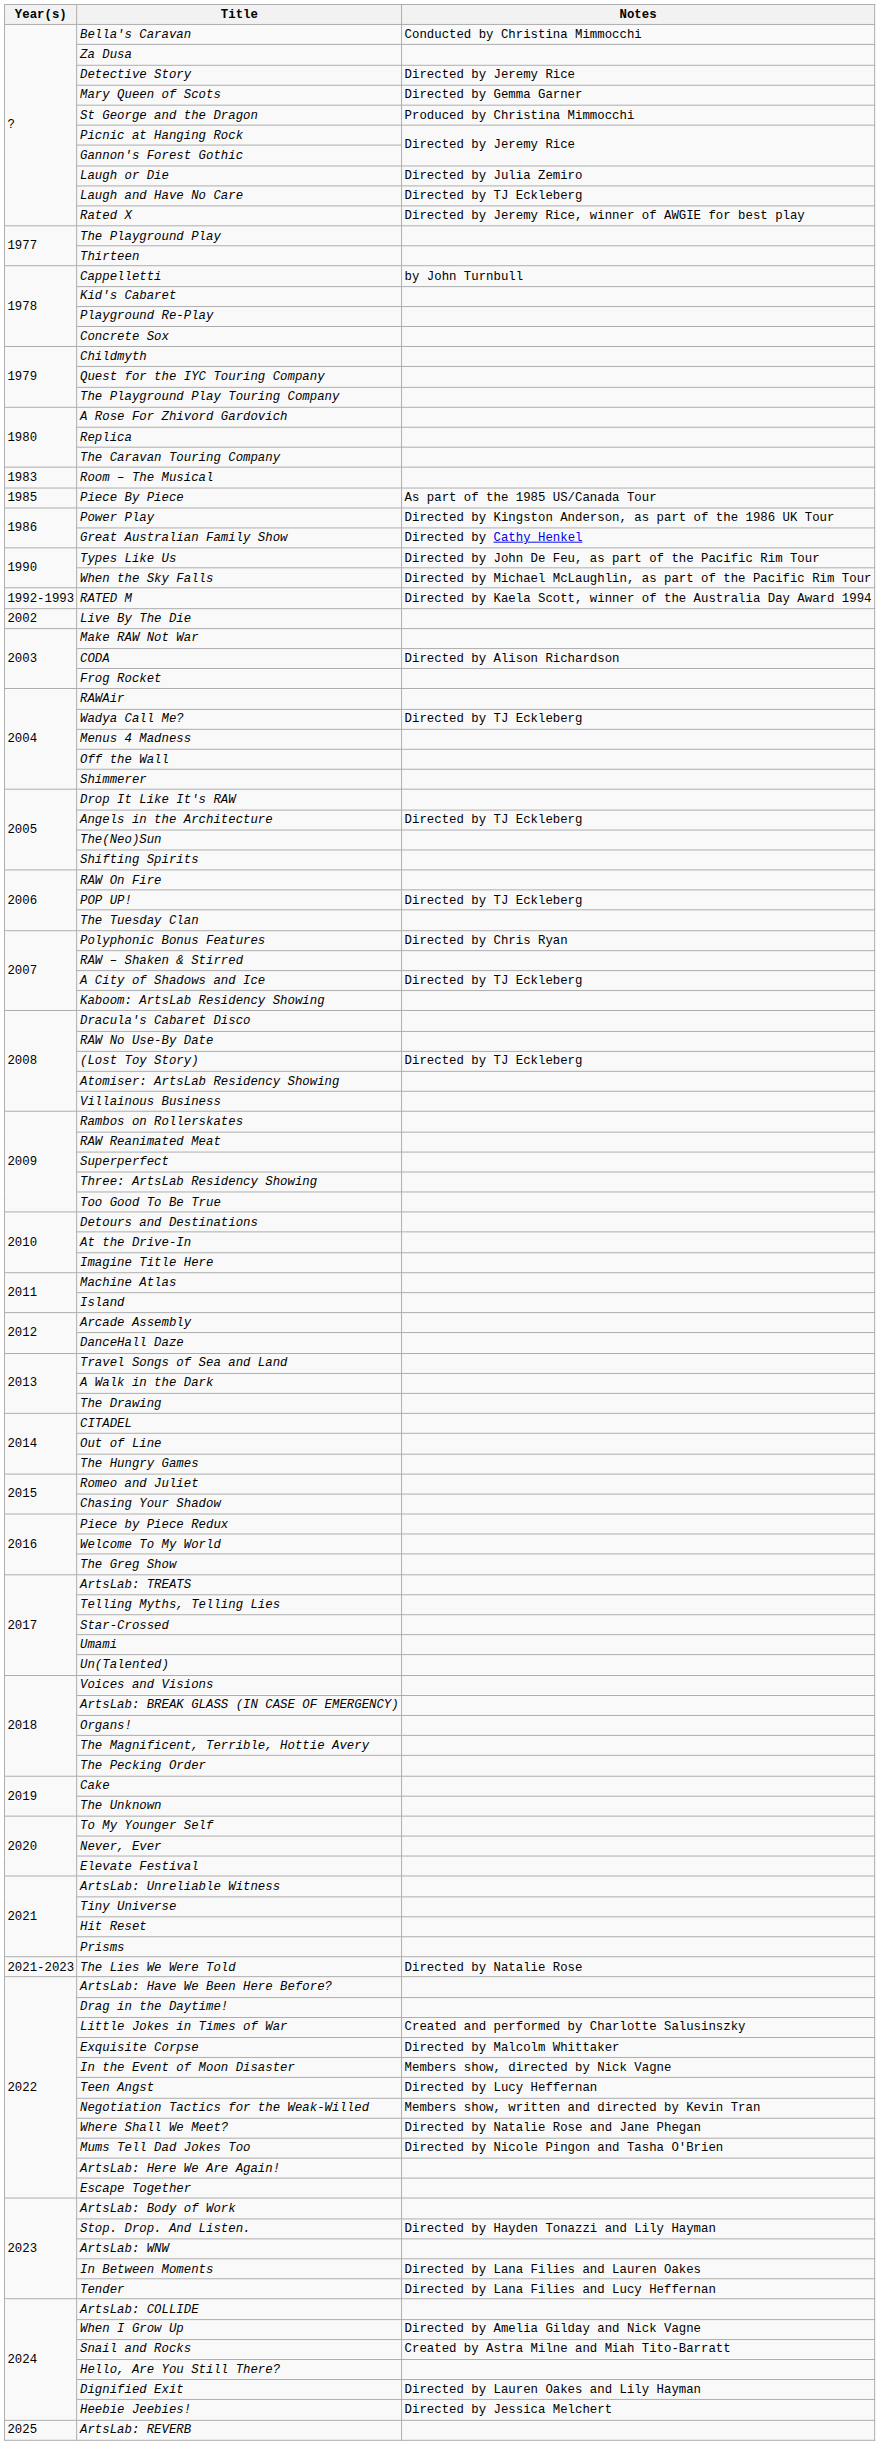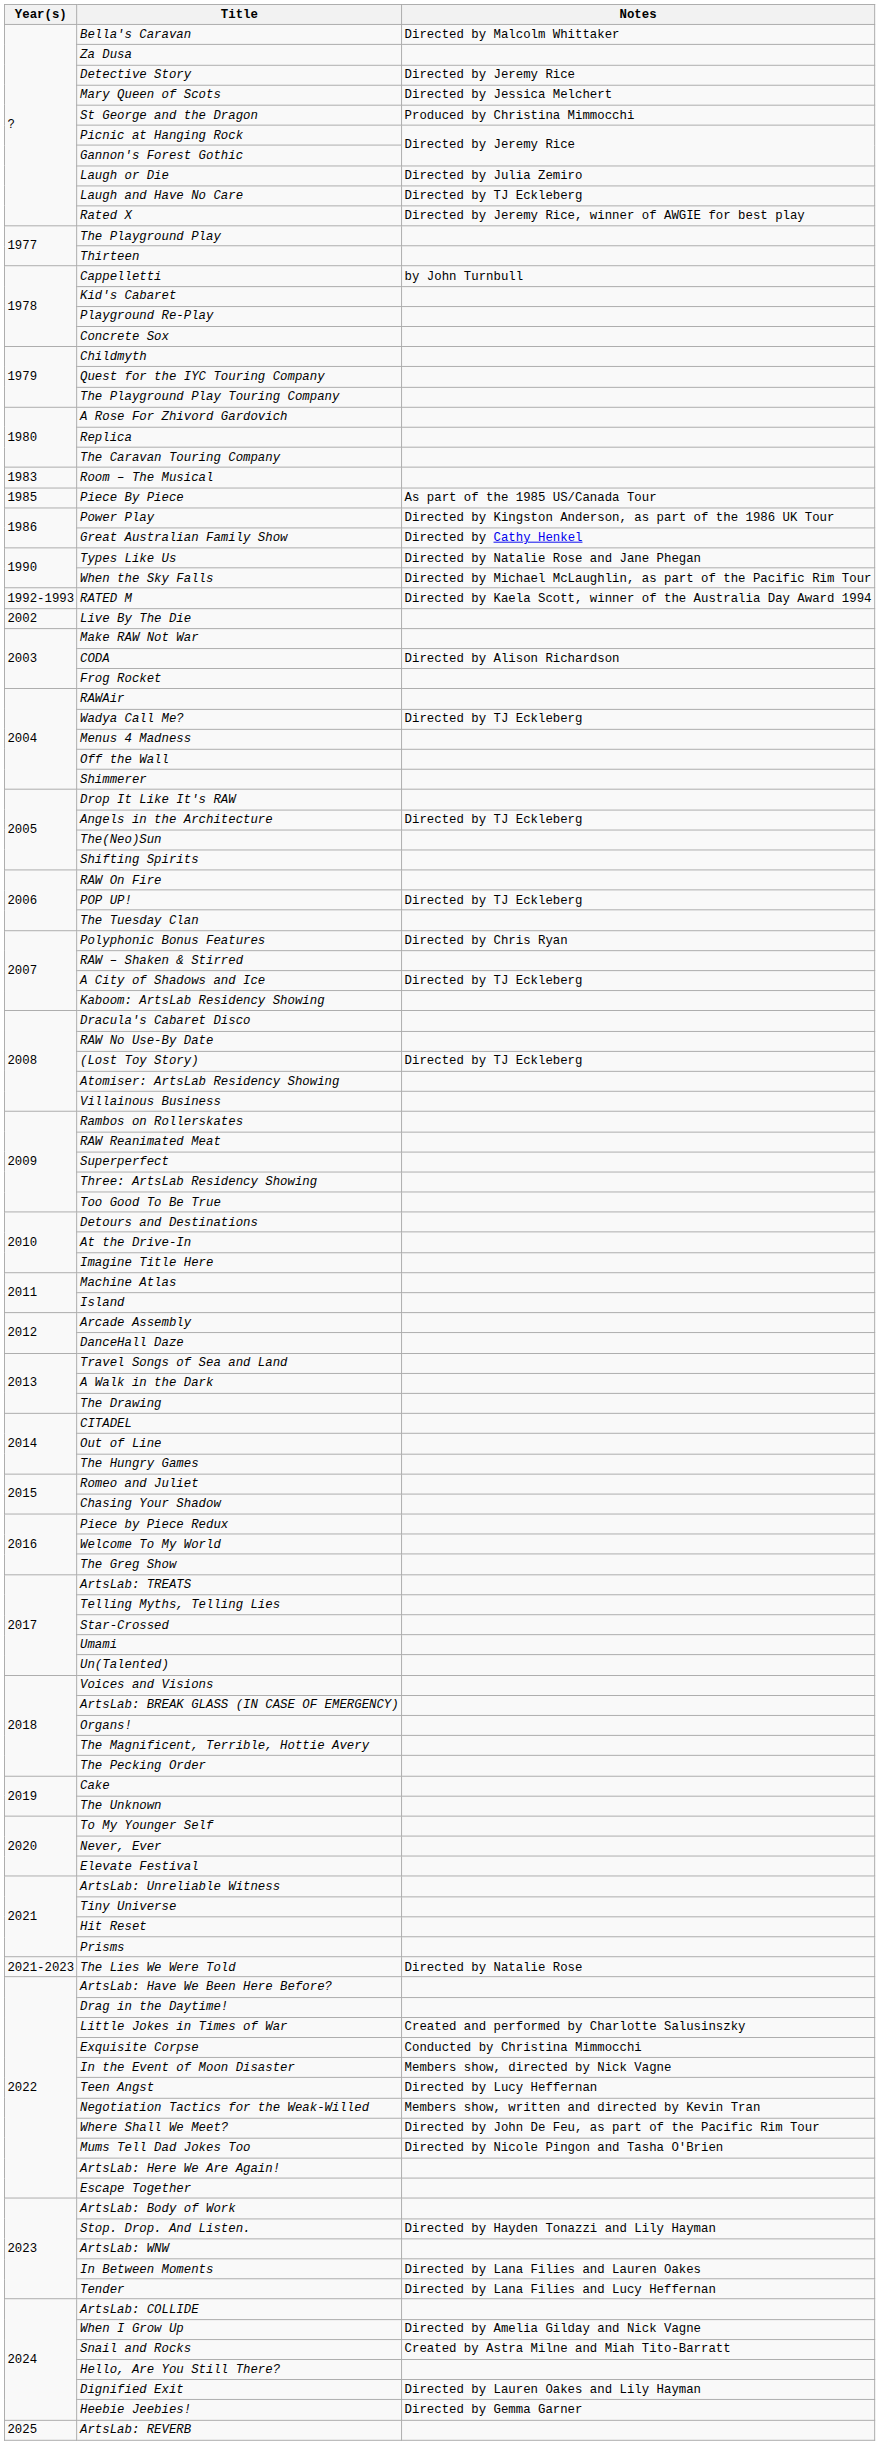(523, 35) Conducted by Christina Mimmocchi -> (512, 35) Directed by Malcolm Whittaker
(494, 95) Directed by Gemma Garner -> (508, 95) Directed by Jessica Melchert
(612, 558) Directed by John De Feu, as part of the Pacific Rim Tour -> (553, 558) Directed by Natalie Rose and Jane Phegan
(512, 2047) Directed by Malcolm Whittaker -> (523, 2047) Conducted by Christina Mimmocchi
(553, 2128) Directed by Natalie Rose and Jane Phegan -> (612, 2128) Directed by John De Feu, as part of the Pacific Rim Tour
(508, 2410) Directed by Jessica Melchert -> (494, 2410) Directed by Gemma Garner
